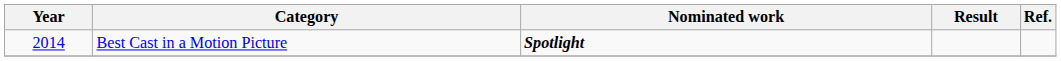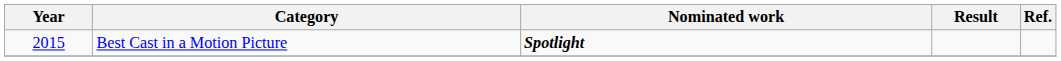(49, 42) 2014 -> (49, 42) 2015
